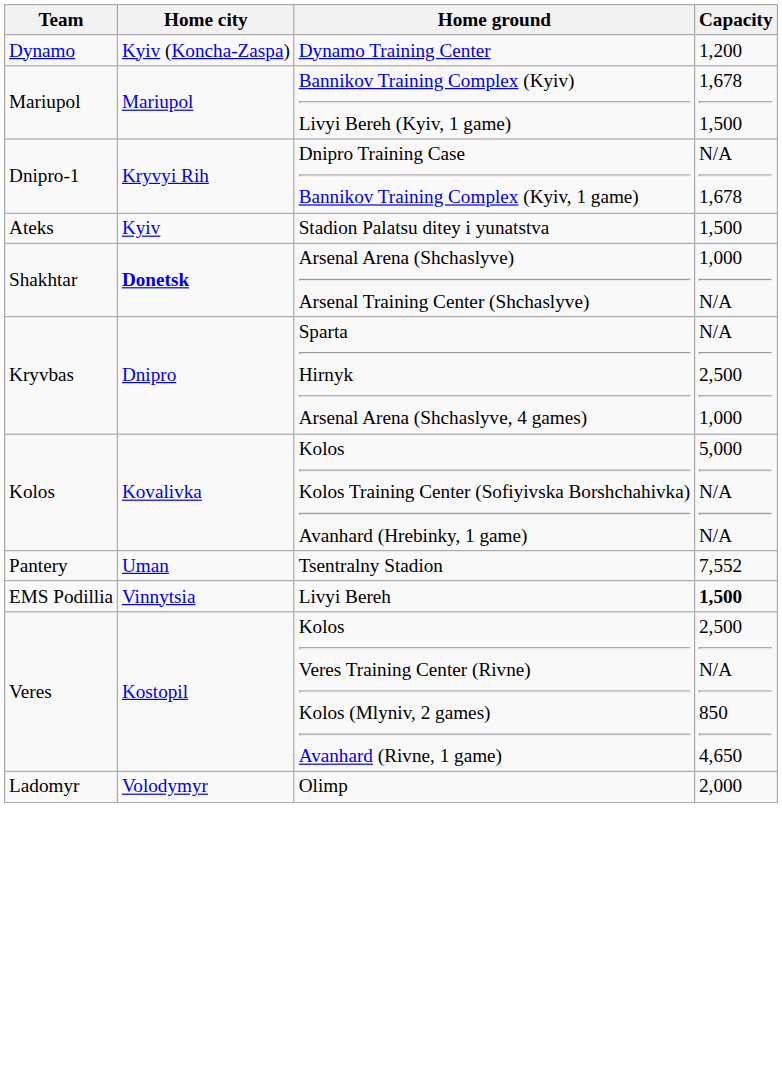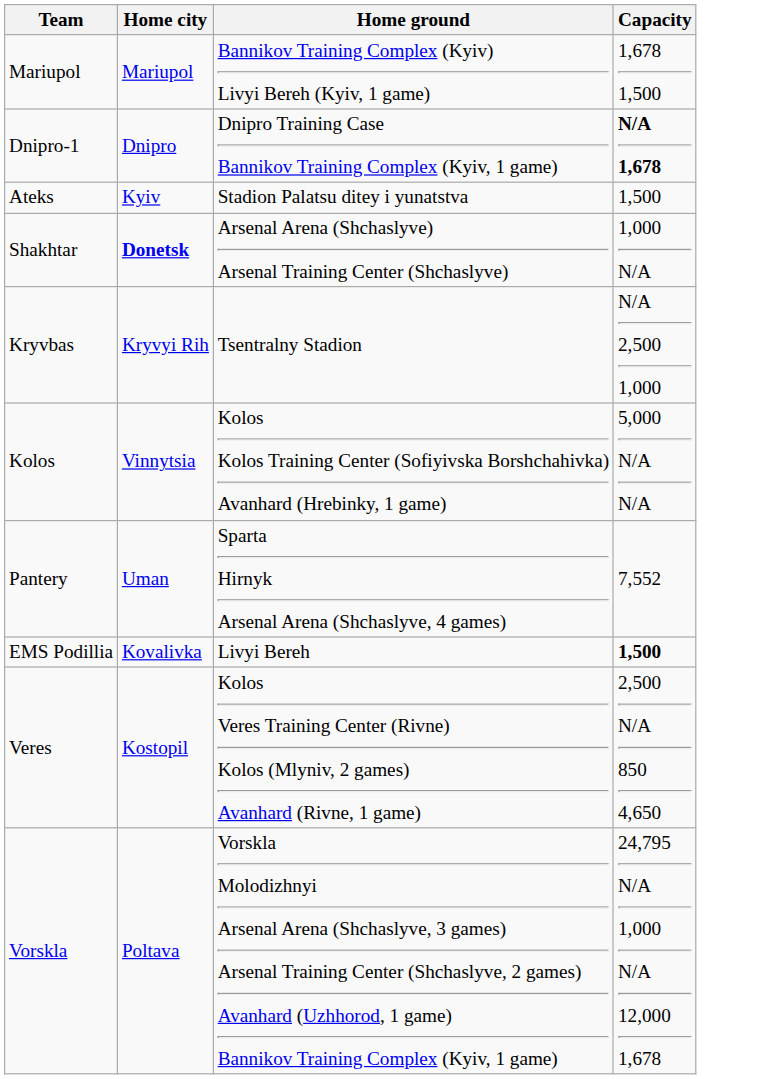- row: (42, 50)
(165, 175) Kryvyi Rih -> (149, 145) Dnipro
(736, 175) normal -> (655, 145) bold
(149, 375) Dnipro -> (165, 344) Kryvyi Rih
(494, 375) Sparta Hirnyk Arsenal Arena (Shchaslyve, 4 games) -> (290, 344) Tsentralny Stadion
(162, 492) Kovalivka -> (159, 461) Vinnytsia
(371, 565) Tsentralny Stadion -> (413, 578) Sparta Hirnyk Arsenal Arena (Shchaslyve, 4 games)
(159, 596) Vinnytsia -> (162, 652) Kovalivka
- row: (44, 786)
+ row: (38, 950)
